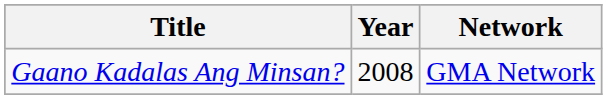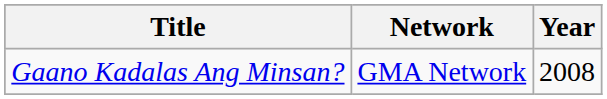columns swapped: (511, 26) <-> (385, 26)
